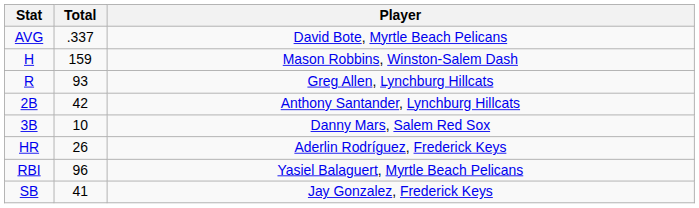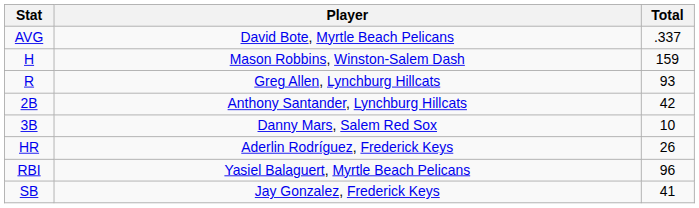columns swapped: (400, 15) <-> (80, 15)
